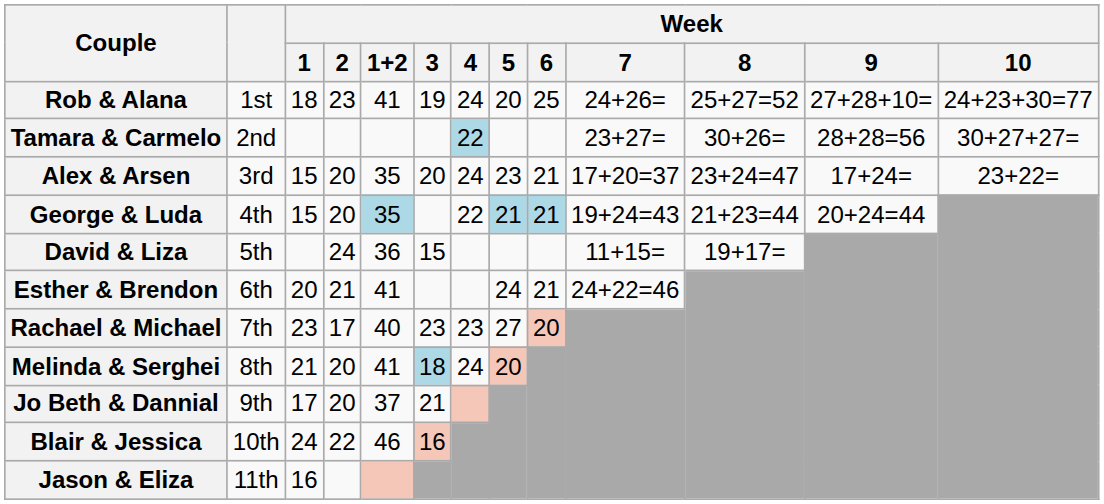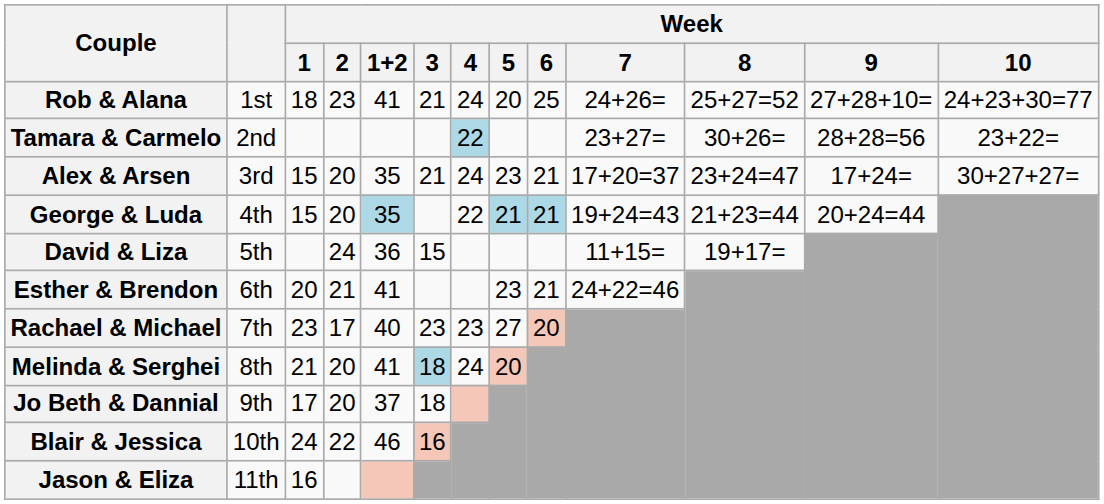(432, 100) 19 -> (432, 100) 21
(1018, 138) 30+27+27= -> (1018, 138) 23+22=
(432, 176) 20 -> (432, 176) 21
(1018, 176) 23+22= -> (1018, 176) 30+27+27=
(508, 290) 24 -> (508, 290) 23
(432, 404) 21 -> (432, 404) 18
